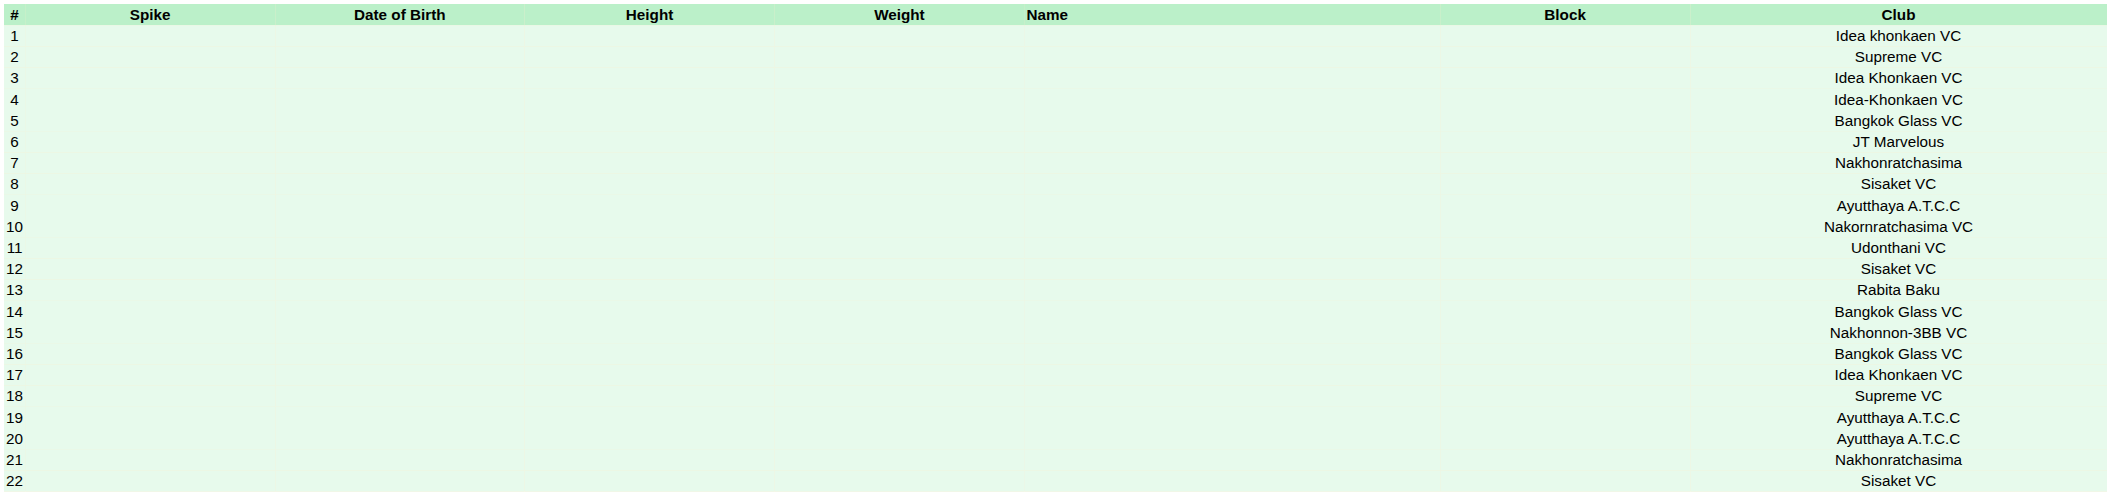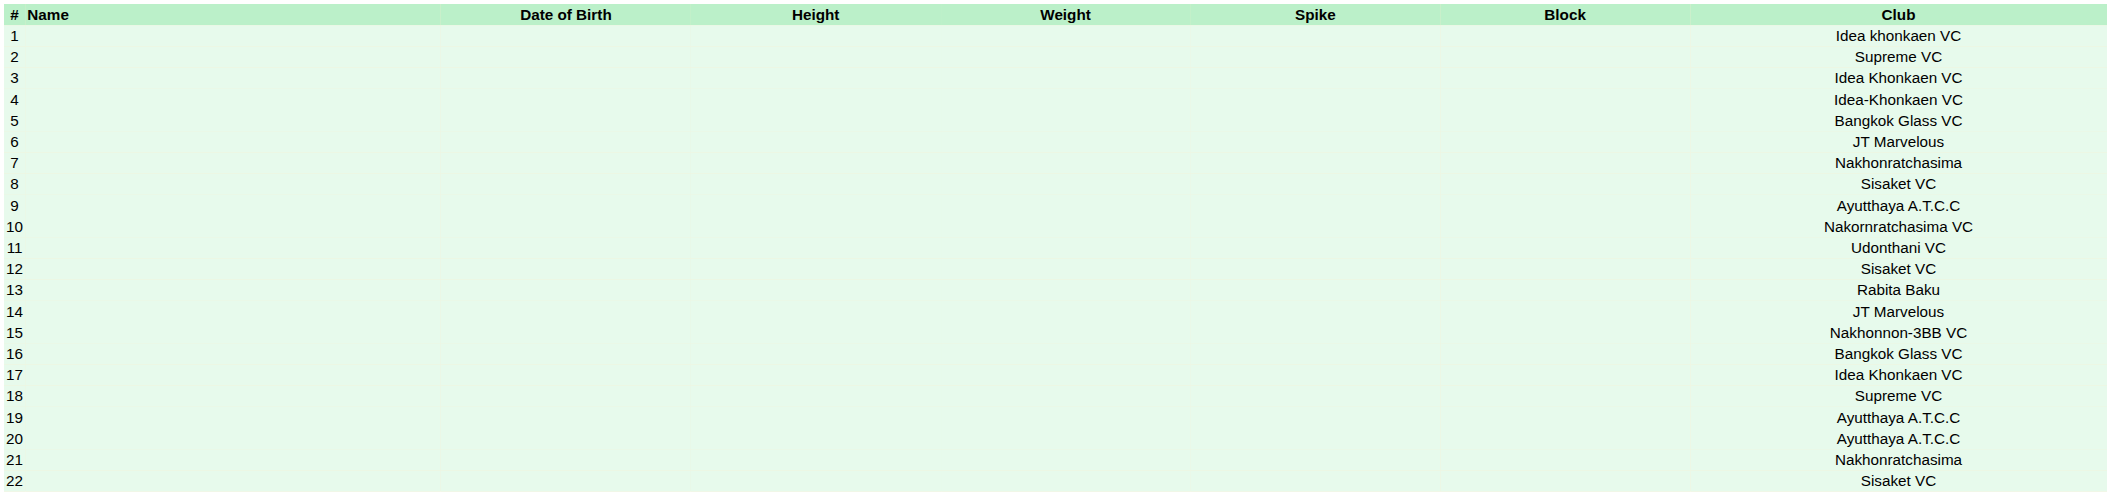columns swapped: (1047, 15) <-> (150, 15)
(1899, 311) Bangkok Glass VC -> (1899, 311) JT Marvelous
